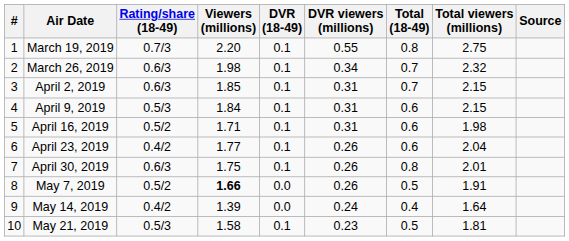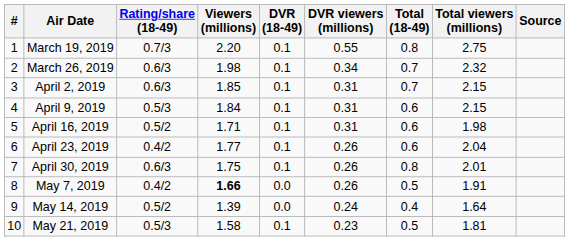(157, 186) 0.5/2 -> (157, 186) 0.4/2
(157, 206) 0.4/2 -> (157, 206) 0.5/2
